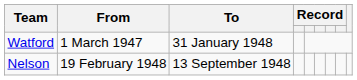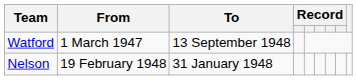(223, 42) 31 January 1948 -> (232, 42) 13 September 1948
(232, 63) 13 September 1948 -> (223, 63) 31 January 1948
